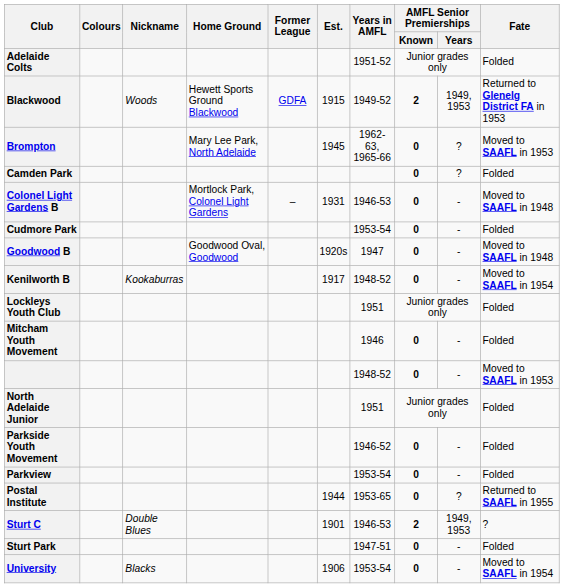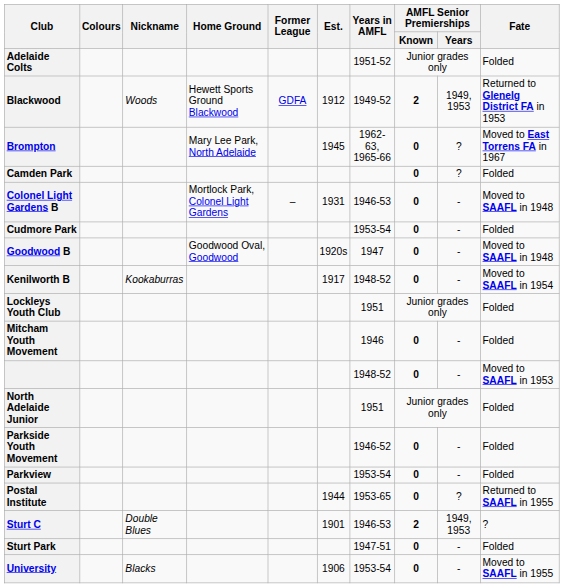(333, 101) 1915 -> (333, 101) 1912
(518, 146) Moved to SAAFL in 1953 -> (516, 146) Moved to East Torrens FA in 1967
(518, 568) Moved to SAAFL in 1954 -> (518, 568) Moved to SAAFL in 1955
